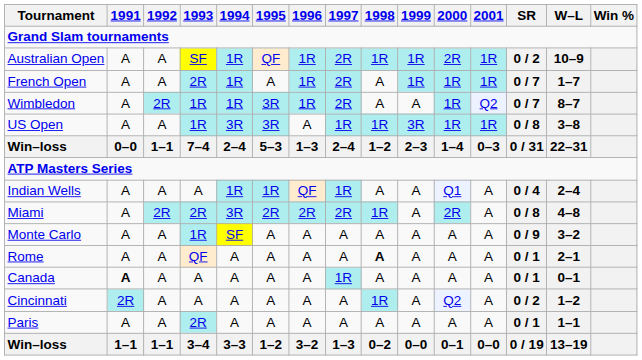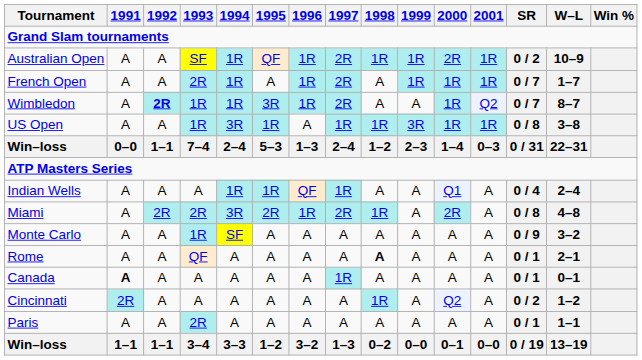(162, 102) normal -> (162, 102) bold
(271, 124) 3R -> (271, 124) 1R
(307, 212) 2R -> (307, 212) 1R
